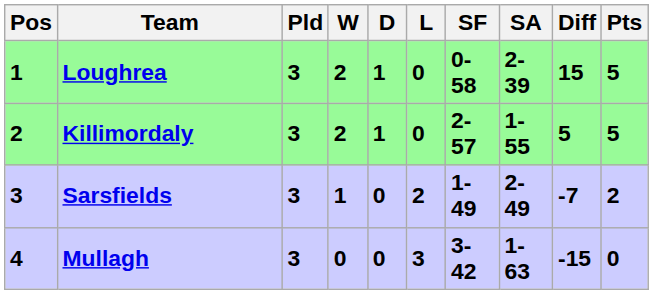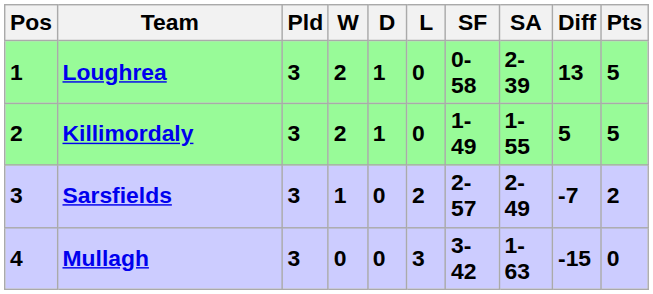(571, 71) 15 -> (571, 71) 13
(464, 133) 2-57 -> (464, 133) 1-49
(464, 195) 1-49 -> (464, 195) 2-57
